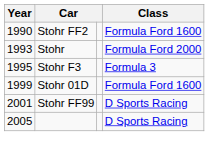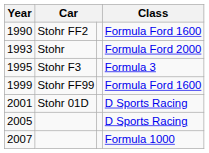(63, 85) Stohr 01D -> (66, 85) Stohr FF99
(66, 103) Stohr FF99 -> (63, 103) Stohr 01D
+ row: (20, 139)
